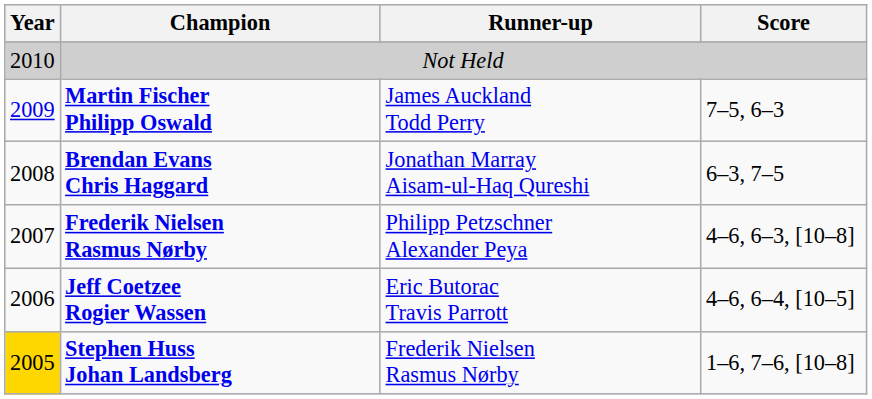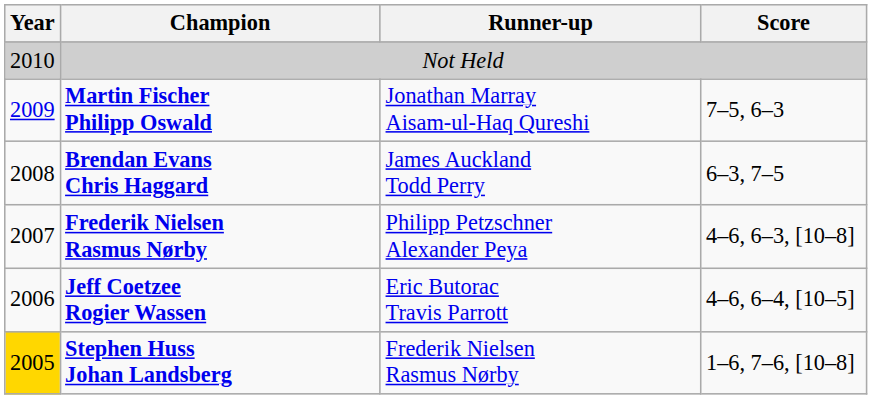(458, 110) James Auckland Todd Perry -> (487, 110) Jonathan Marray Aisam-ul-Haq Qureshi
(487, 173) Jonathan Marray Aisam-ul-Haq Qureshi -> (458, 173) James Auckland Todd Perry
